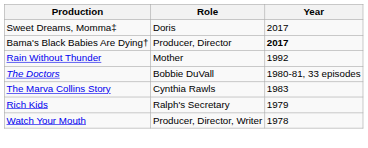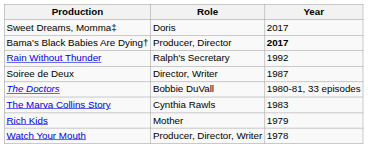(168, 58) Mother -> (191, 58) Ralph's Secretary
+ row: (40, 74)
(191, 105) Ralph's Secretary -> (168, 120) Mother
